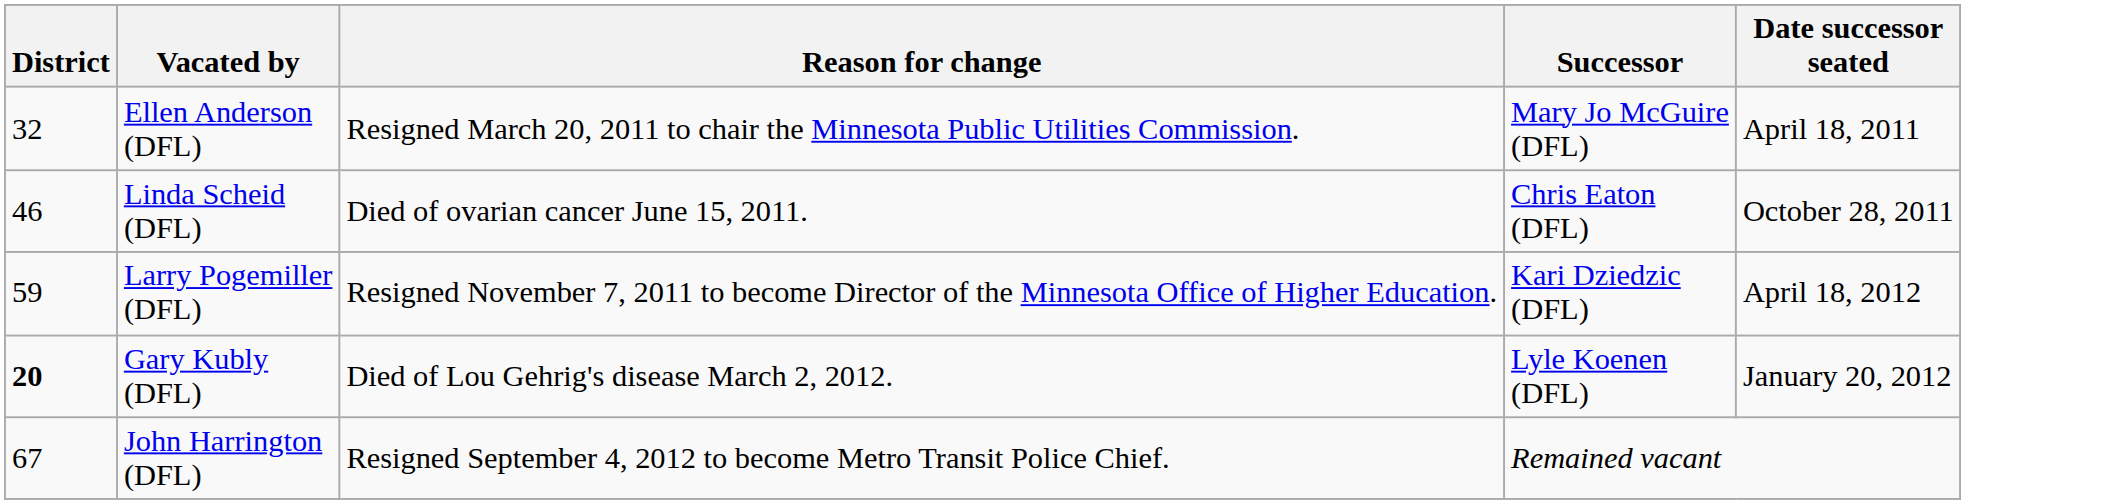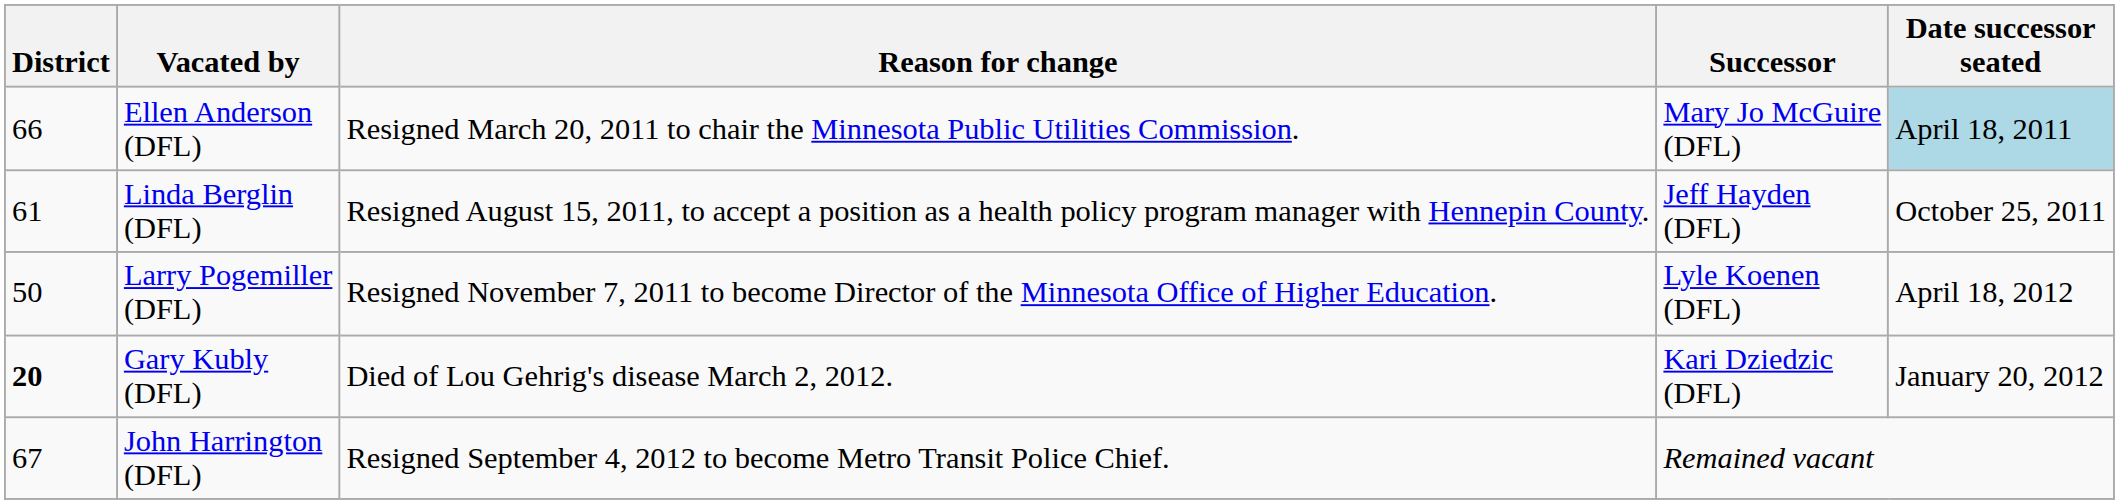(27, 128) 32 -> (27, 128) 66
(1831, 128) no background -> (1984, 128) lightblue background
- row: (205, 210)
+ row: (208, 210)
(27, 292) 59 -> (27, 292) 50
(1596, 292) Kari Dziedzic (DFL) -> (1742, 292) Lyle Koenen (DFL)
(1589, 375) Lyle Koenen (DFL) -> (1748, 375) Kari Dziedzic (DFL)
